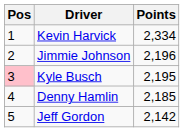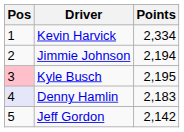(160, 56) 2,196 -> (160, 56) 2,194
(11, 97) no background -> (11, 97) lavender background
(160, 97) 2,185 -> (160, 97) 2,183
